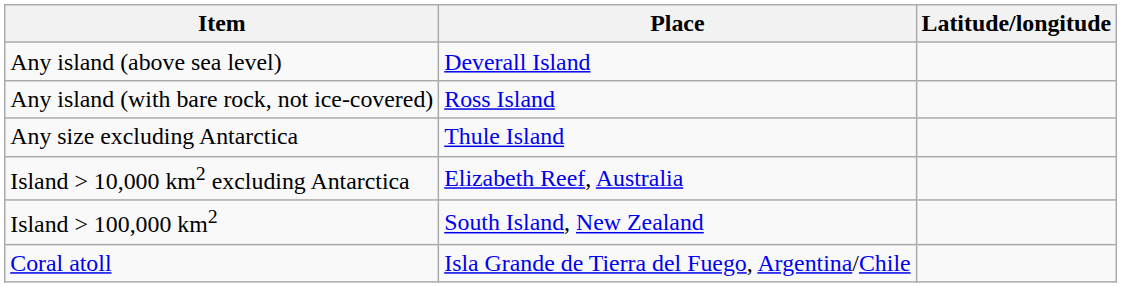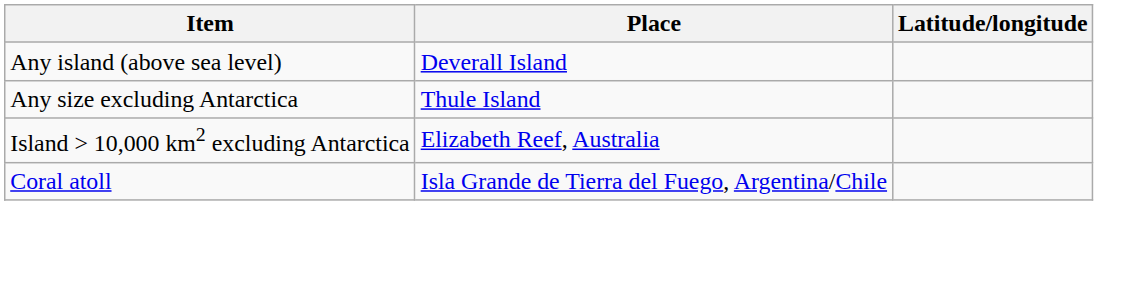- row: (222, 99)
- row: (114, 222)
